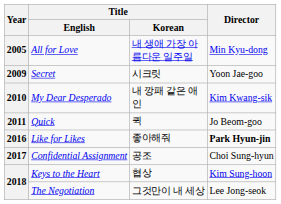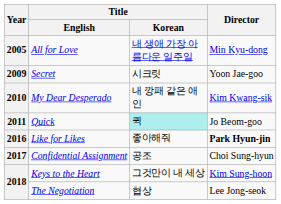(137, 121) no background -> (137, 121) paleturquoise background
(142, 173) 협상 -> (168, 173) 그것만이 내 세상
(168, 190) 그것만이 내 세상 -> (142, 190) 협상
